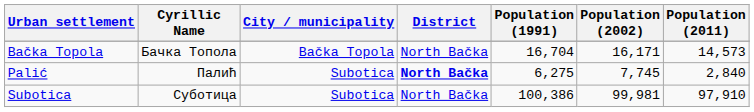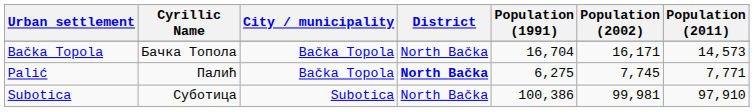(362, 74) Subotica -> (347, 74) Bačka Topola
(726, 74) 2,840 -> (726, 74) 7,771
